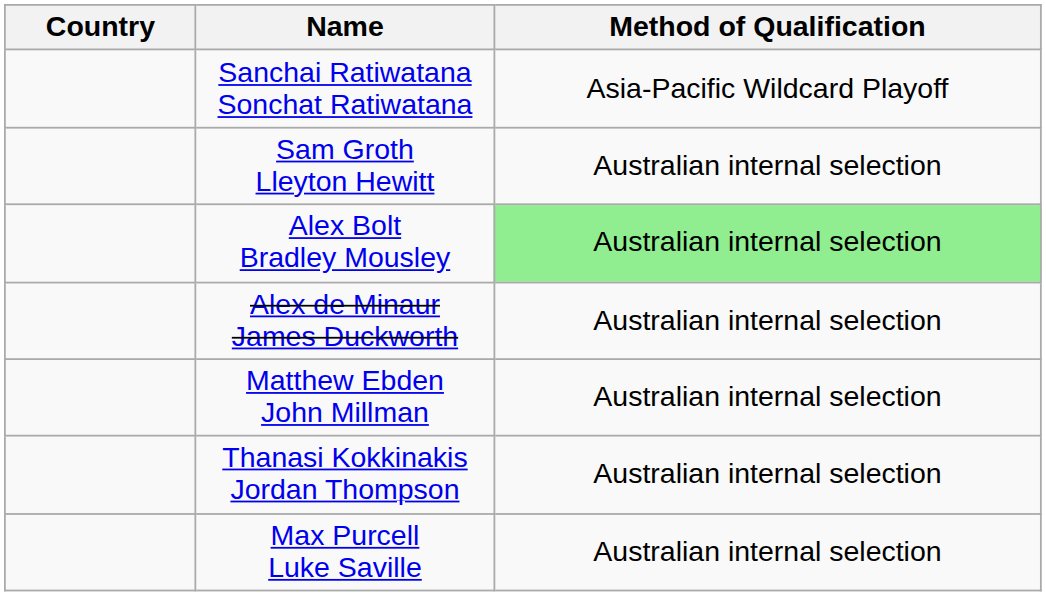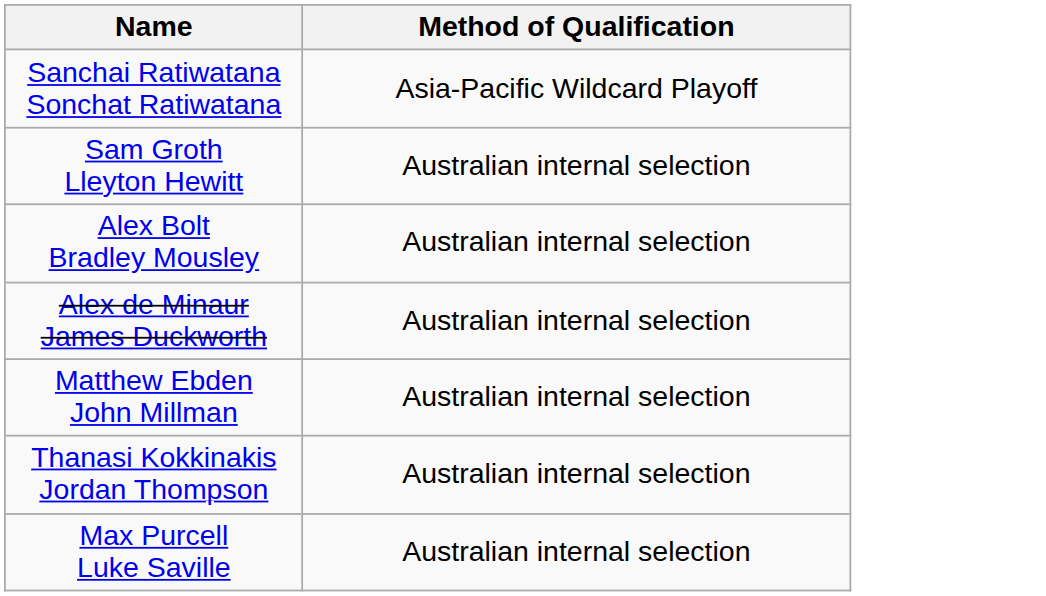- column: (100, 27)
(767, 242) lightgreen background -> (576, 242) no background
